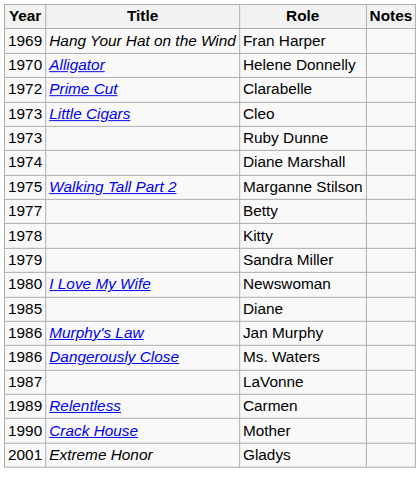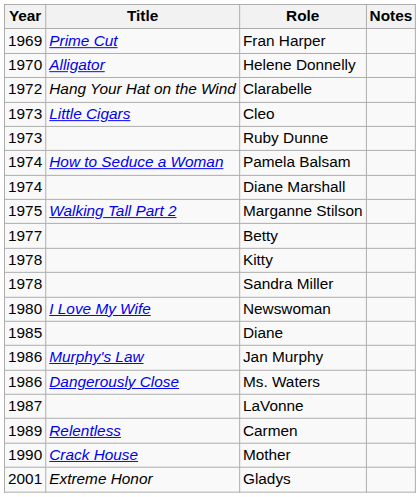(143, 41) Hang Your Hat on the Wind -> (83, 41) Prime Cut
(83, 89) Prime Cut -> (143, 89) Hang Your Hat on the Wind
+ row: (297, 162)
(25, 260) 1979 -> (25, 284) 1978
